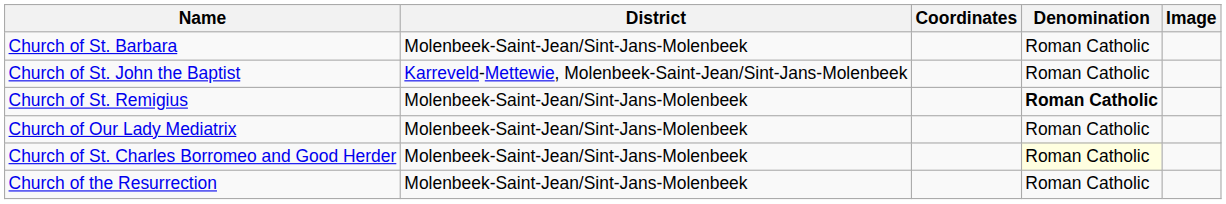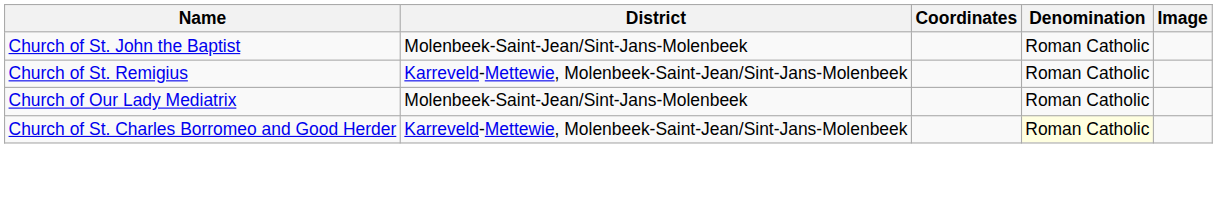- row: (93, 45)
(656, 73) Karreveld-Mettewie, Molenbeek-Saint-Jean/Sint-Jans-Molenbeek -> (576, 45) Molenbeek-Saint-Jean/Sint-Jans-Molenbeek
(576, 101) Molenbeek-Saint-Jean/Sint-Jans-Molenbeek -> (656, 73) Karreveld-Mettewie, Molenbeek-Saint-Jean/Sint-Jans-Molenbeek
(1092, 101) bold -> (1087, 73) normal
(576, 156) Molenbeek-Saint-Jean/Sint-Jans-Molenbeek -> (656, 128) Karreveld-Mettewie, Molenbeek-Saint-Jean/Sint-Jans-Molenbeek
- row: (113, 184)
